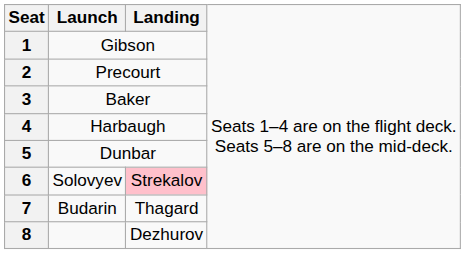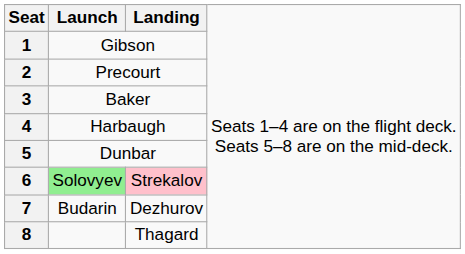(87, 180) no background -> (87, 180) lightgreen background
(167, 208) Thagard -> (167, 208) Dezhurov
(167, 235) Dezhurov -> (167, 235) Thagard
